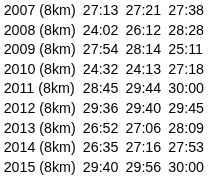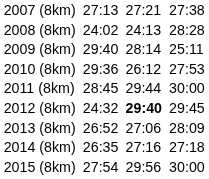(143, 30) 26:12 -> (143, 30) 24:13
(101, 49) 27:54 -> (101, 49) 29:40
(101, 69) 24:32 -> (101, 69) 29:36
(143, 69) 24:13 -> (143, 69) 26:12
(186, 69) 27:18 -> (187, 69) 27:53
(101, 108) 29:36 -> (101, 108) 24:32
(143, 108) normal -> (144, 108) bold
(186, 147) 27:53 -> (187, 147) 27:18
(101, 167) 29:40 -> (101, 167) 27:54
